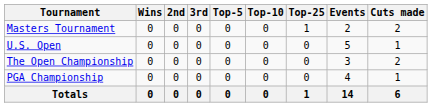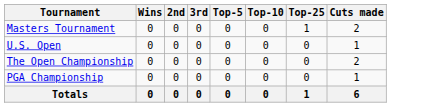- column: (348, 13)
